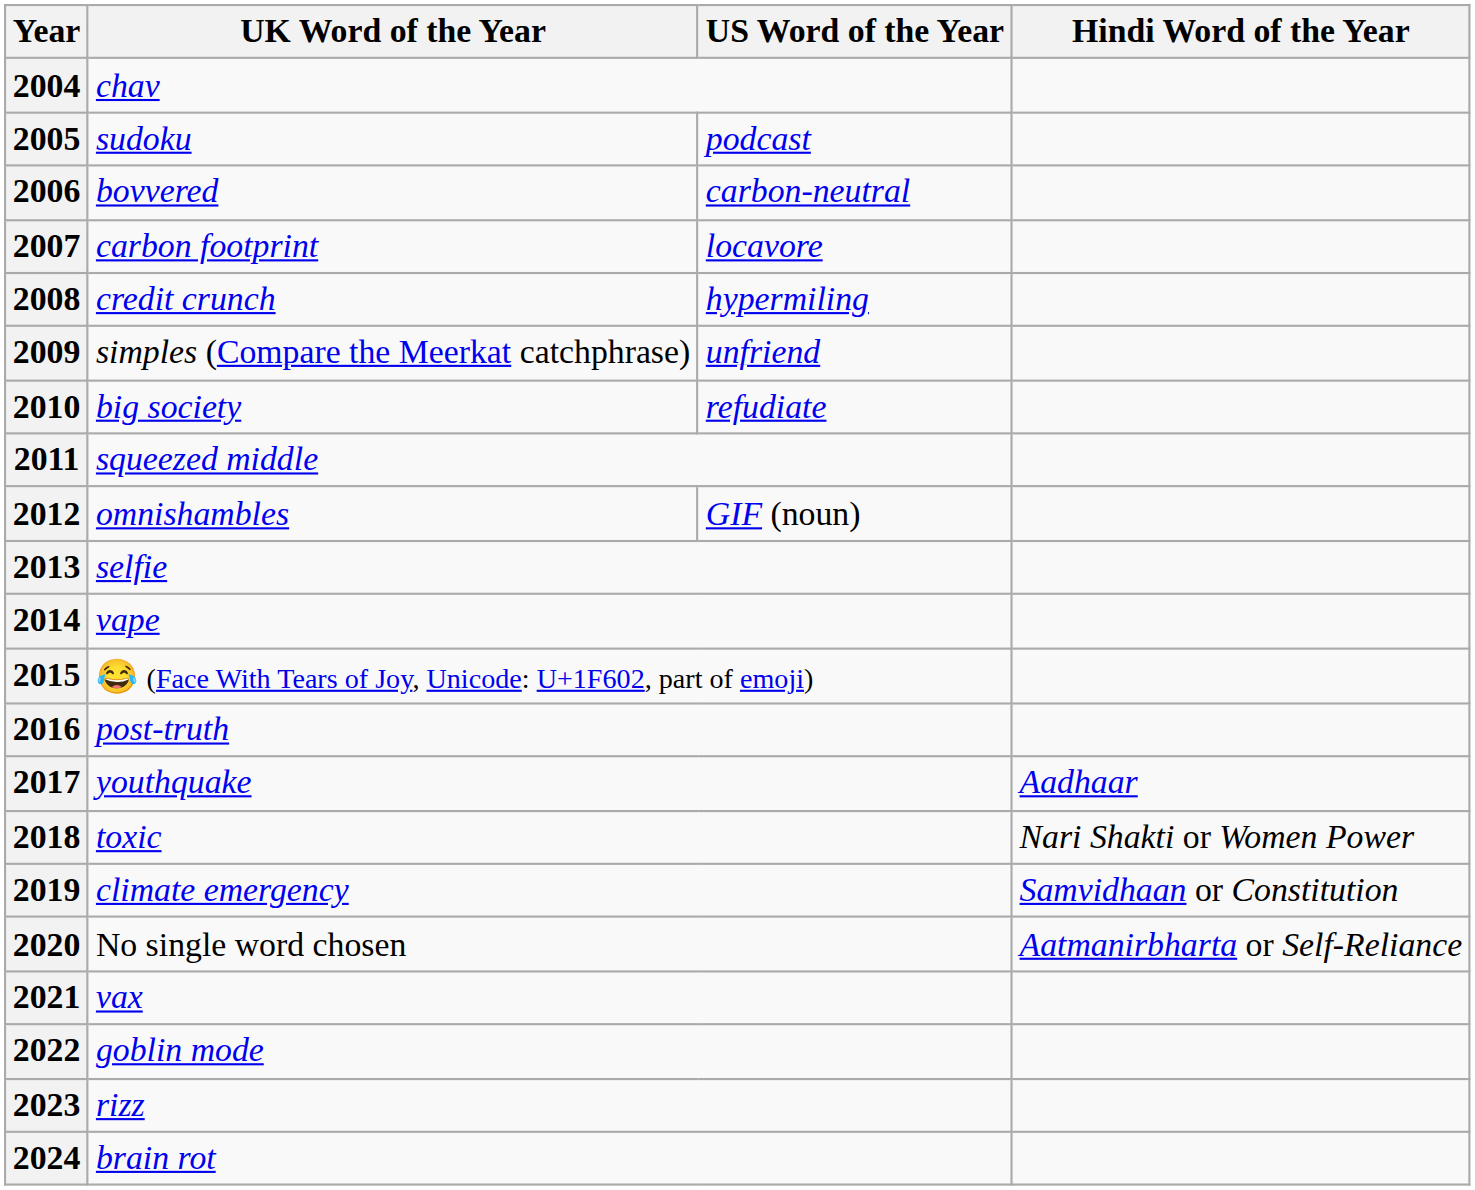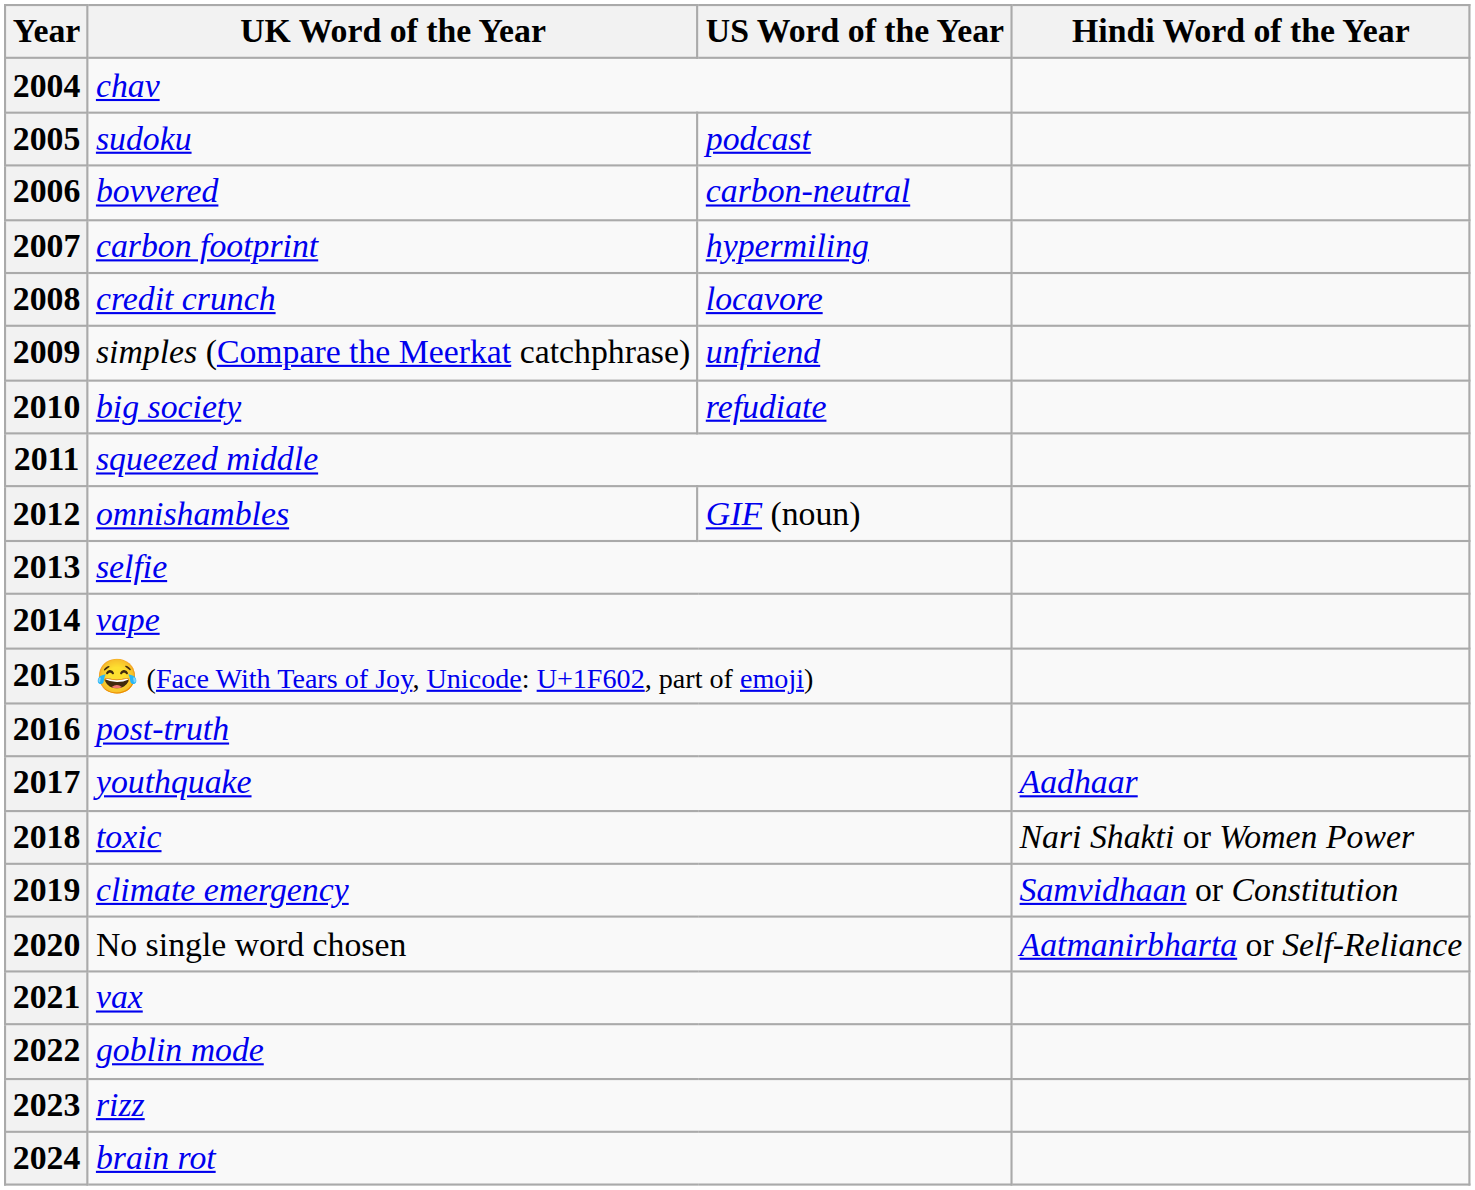(764, 245) locavore -> (787, 245) hypermiling
(787, 298) hypermiling -> (764, 298) locavore
